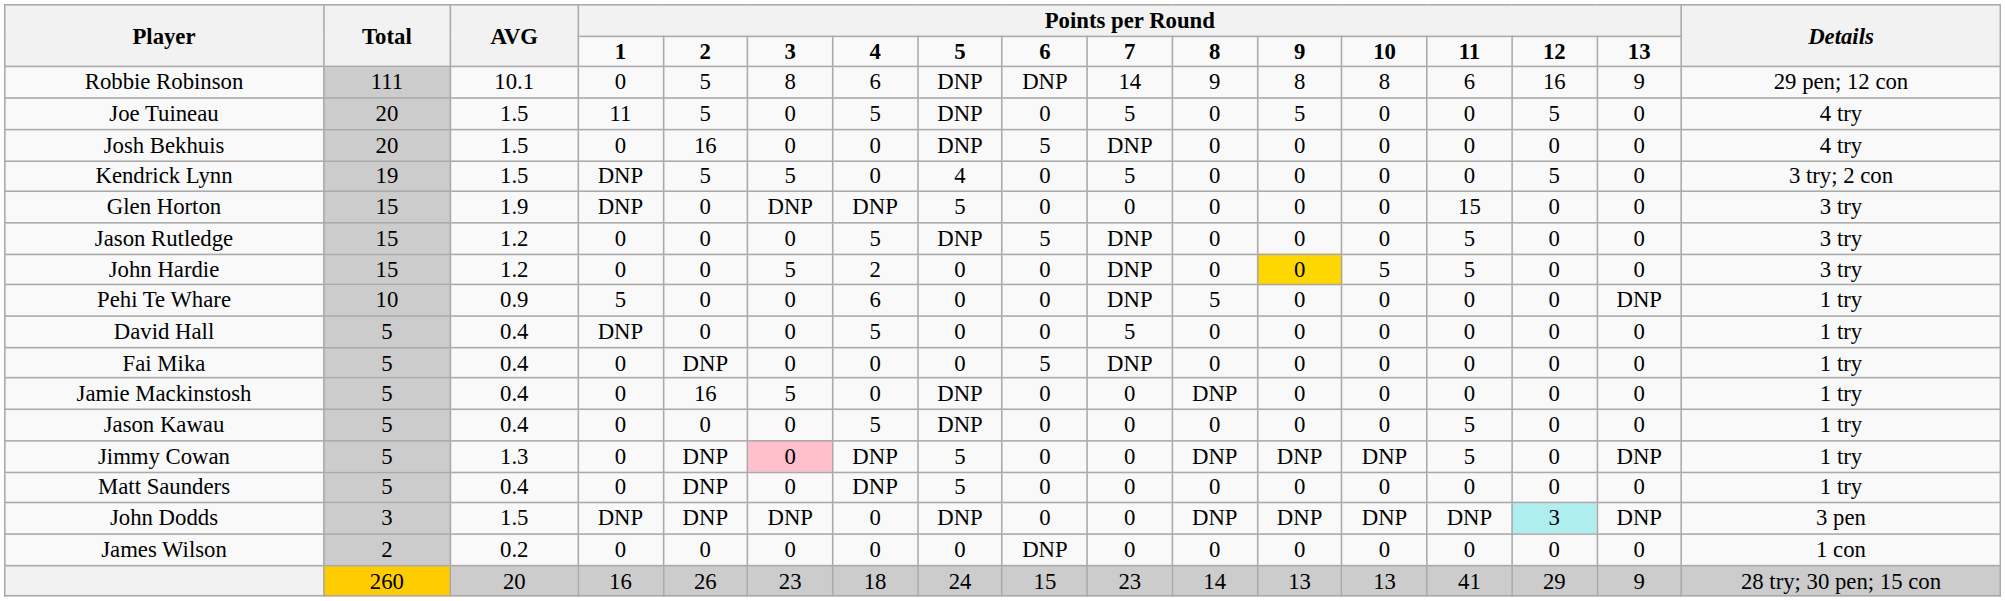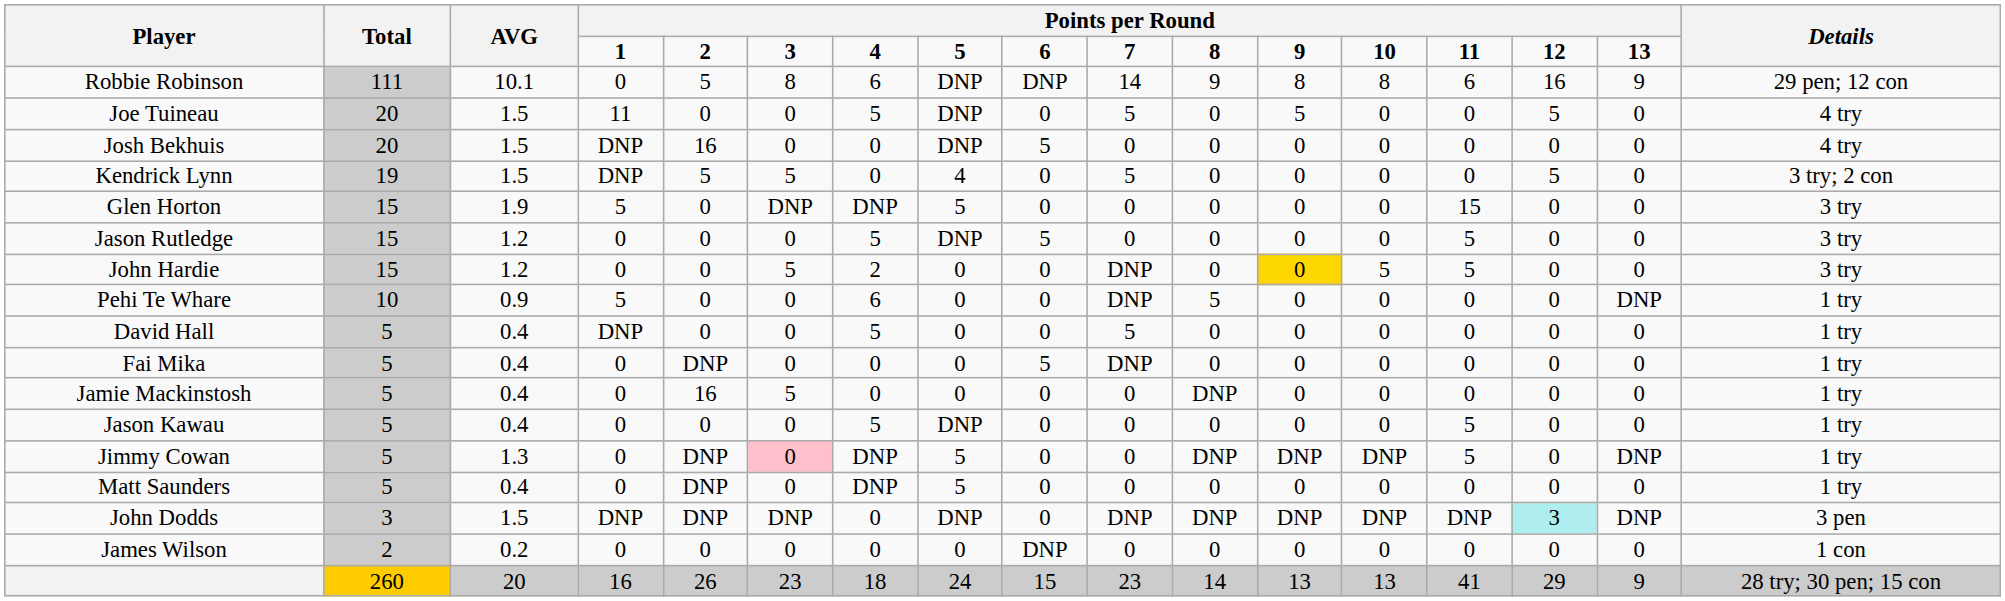(705, 113) 5 -> (705, 113) 0
(620, 145) 0 -> (620, 145) DNP
(1130, 145) DNP -> (1130, 145) 0
(620, 207) DNP -> (620, 207) 5
(1130, 238) DNP -> (1130, 238) 0
(960, 394) DNP -> (960, 394) 0
(1130, 518) 0 -> (1130, 518) DNP
